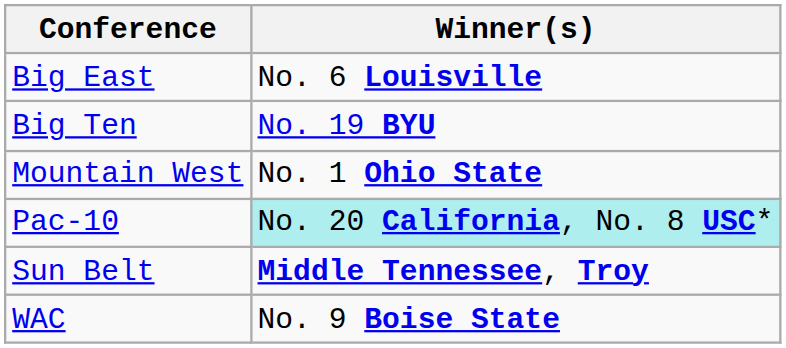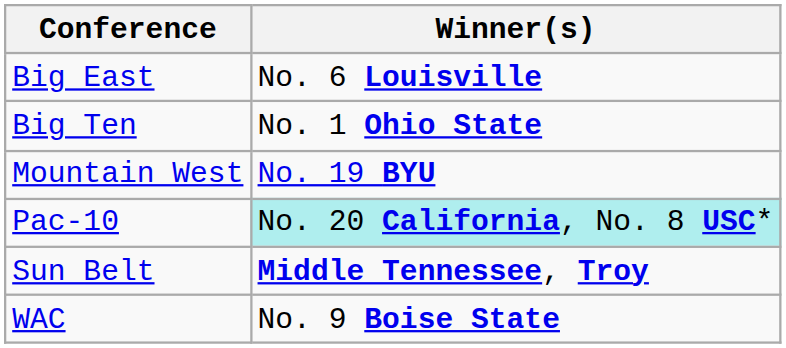(346, 126) No. 19 BYU -> (400, 126) No. 1 Ohio State
(400, 174) No. 1 Ohio State -> (346, 174) No. 19 BYU
